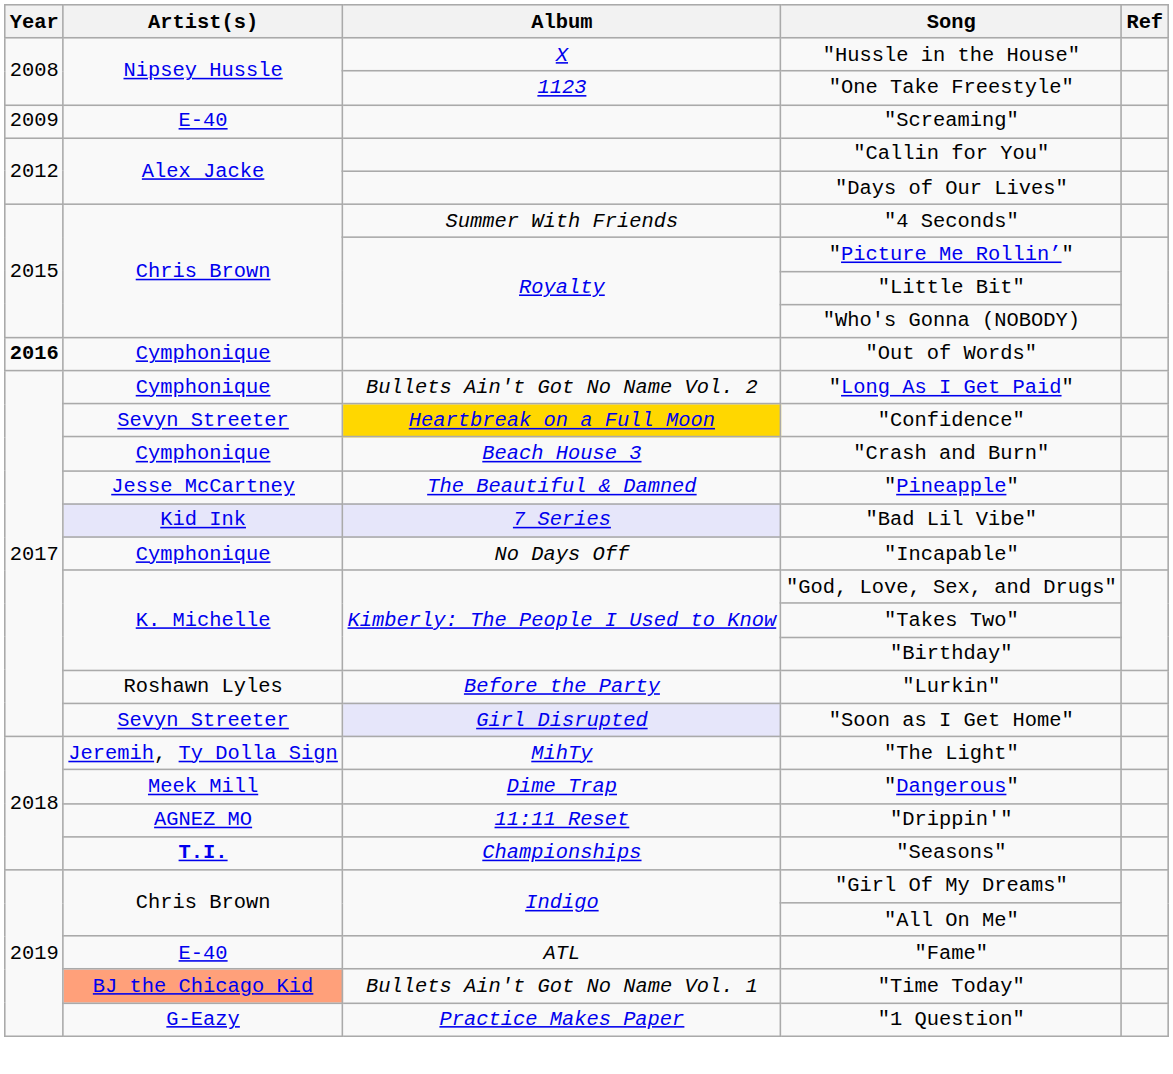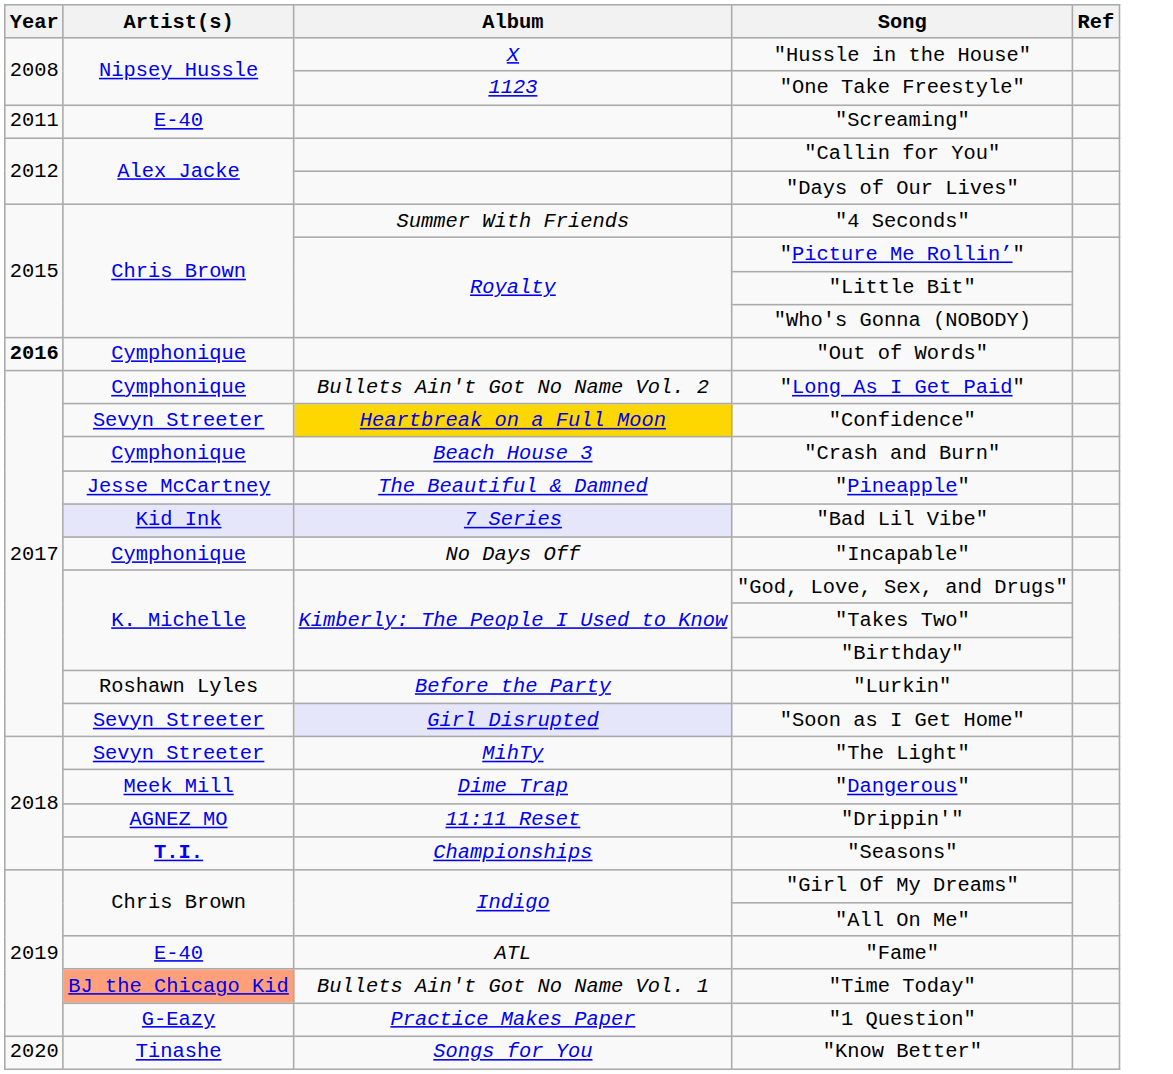(34, 121) 2009 -> (34, 121) 2011
(203, 753) Jeremih, Ty Dolla Sign -> (179, 753) Sevyn Streeter
+ row: (902, 1053)
